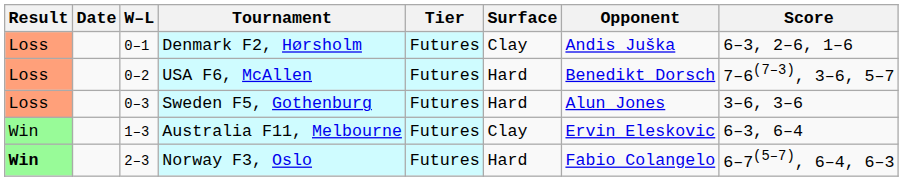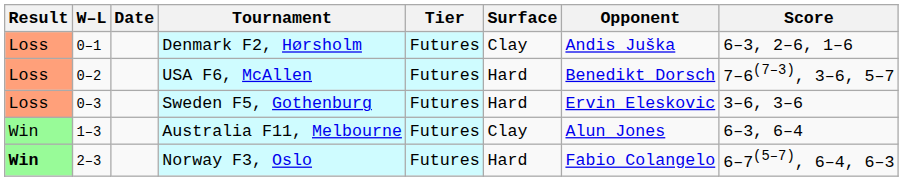columns swapped: (139, 18) <-> (96, 18)
(615, 104) Alun Jones -> (640, 104) Ervin Eleskovic
(640, 131) Ervin Eleskovic -> (615, 131) Alun Jones
